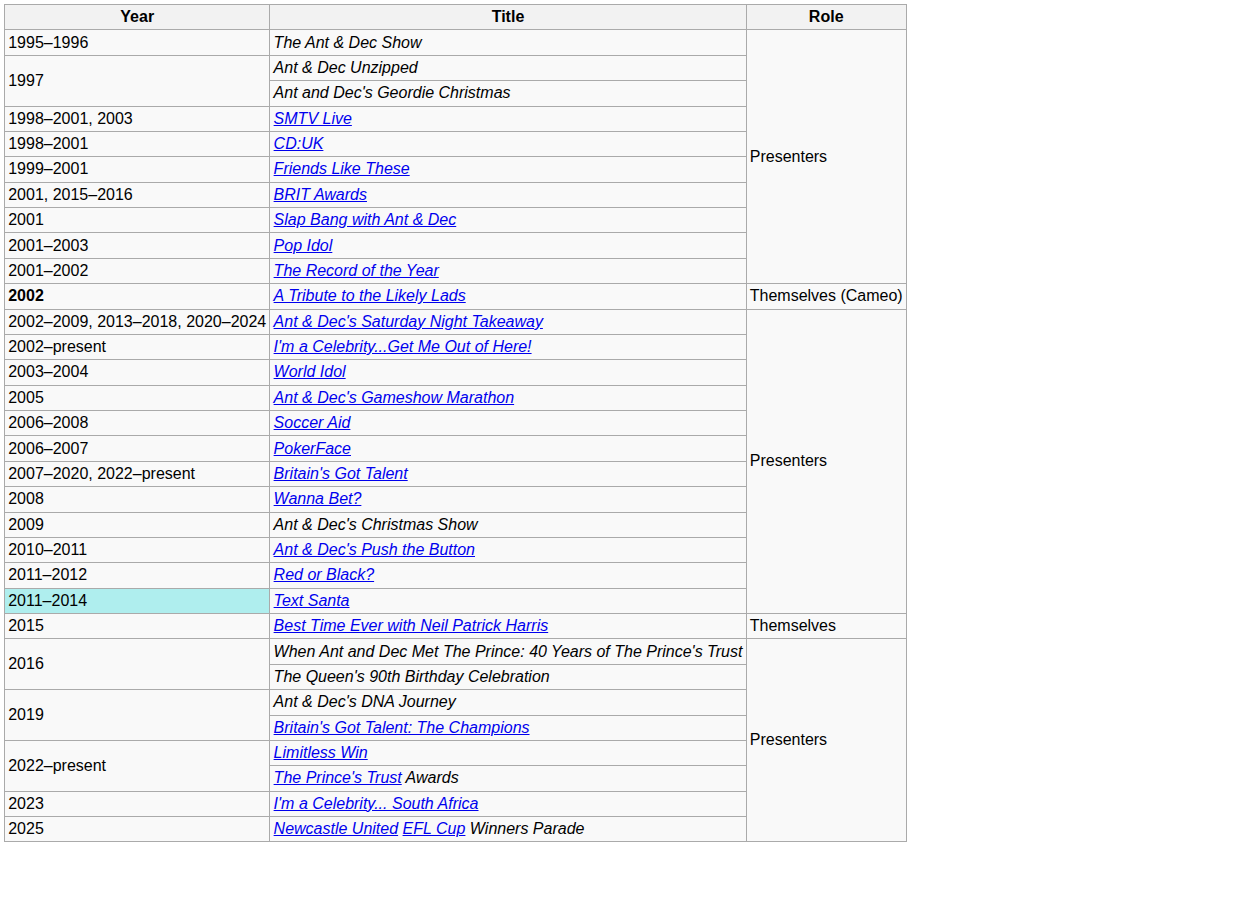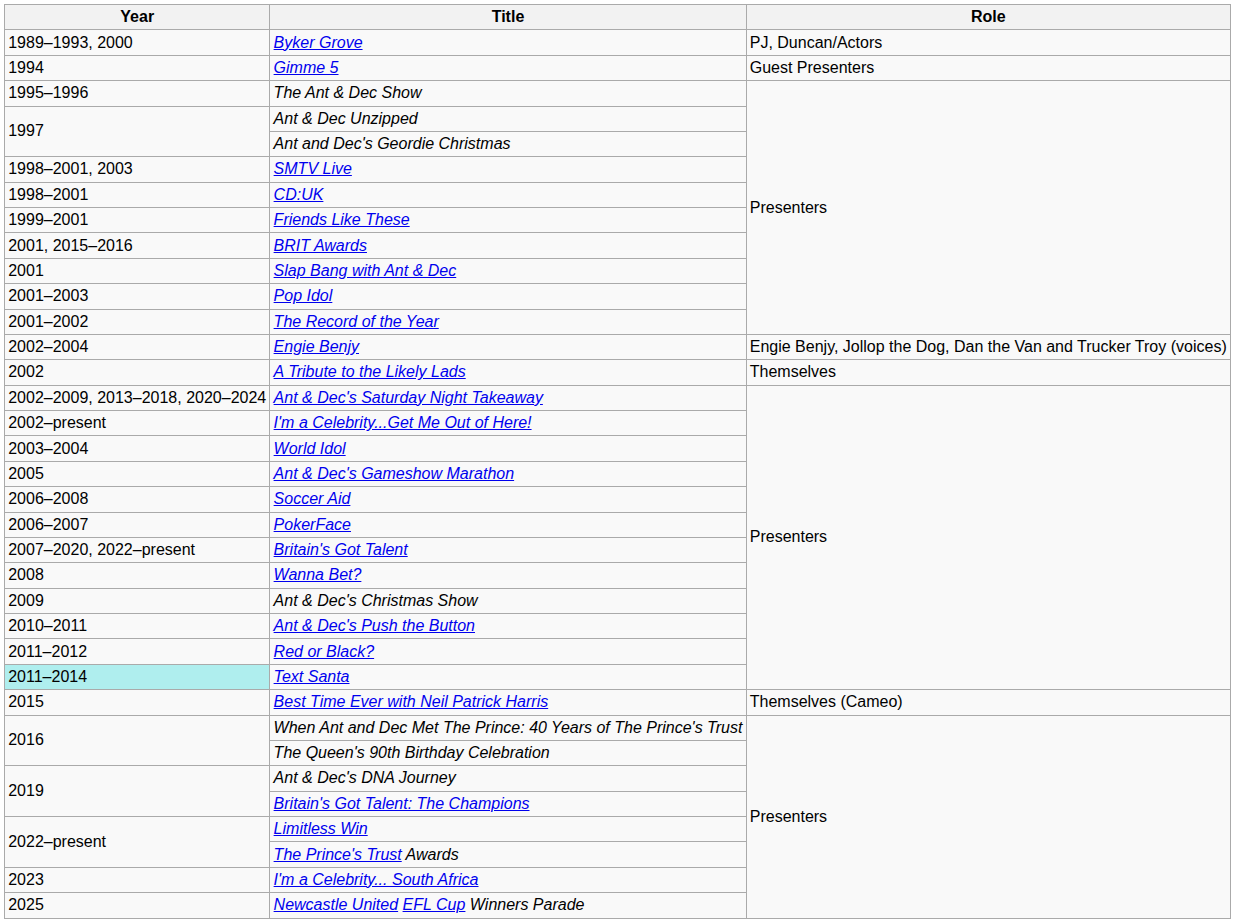+ row: (318, 42)
+ row: (306, 67)
+ row: (316, 347)
(26, 296) bold -> (26, 372) normal
(826, 296) Themselves (Cameo) -> (793, 372) Themselves
(793, 626) Themselves -> (826, 702) Themselves (Cameo)
